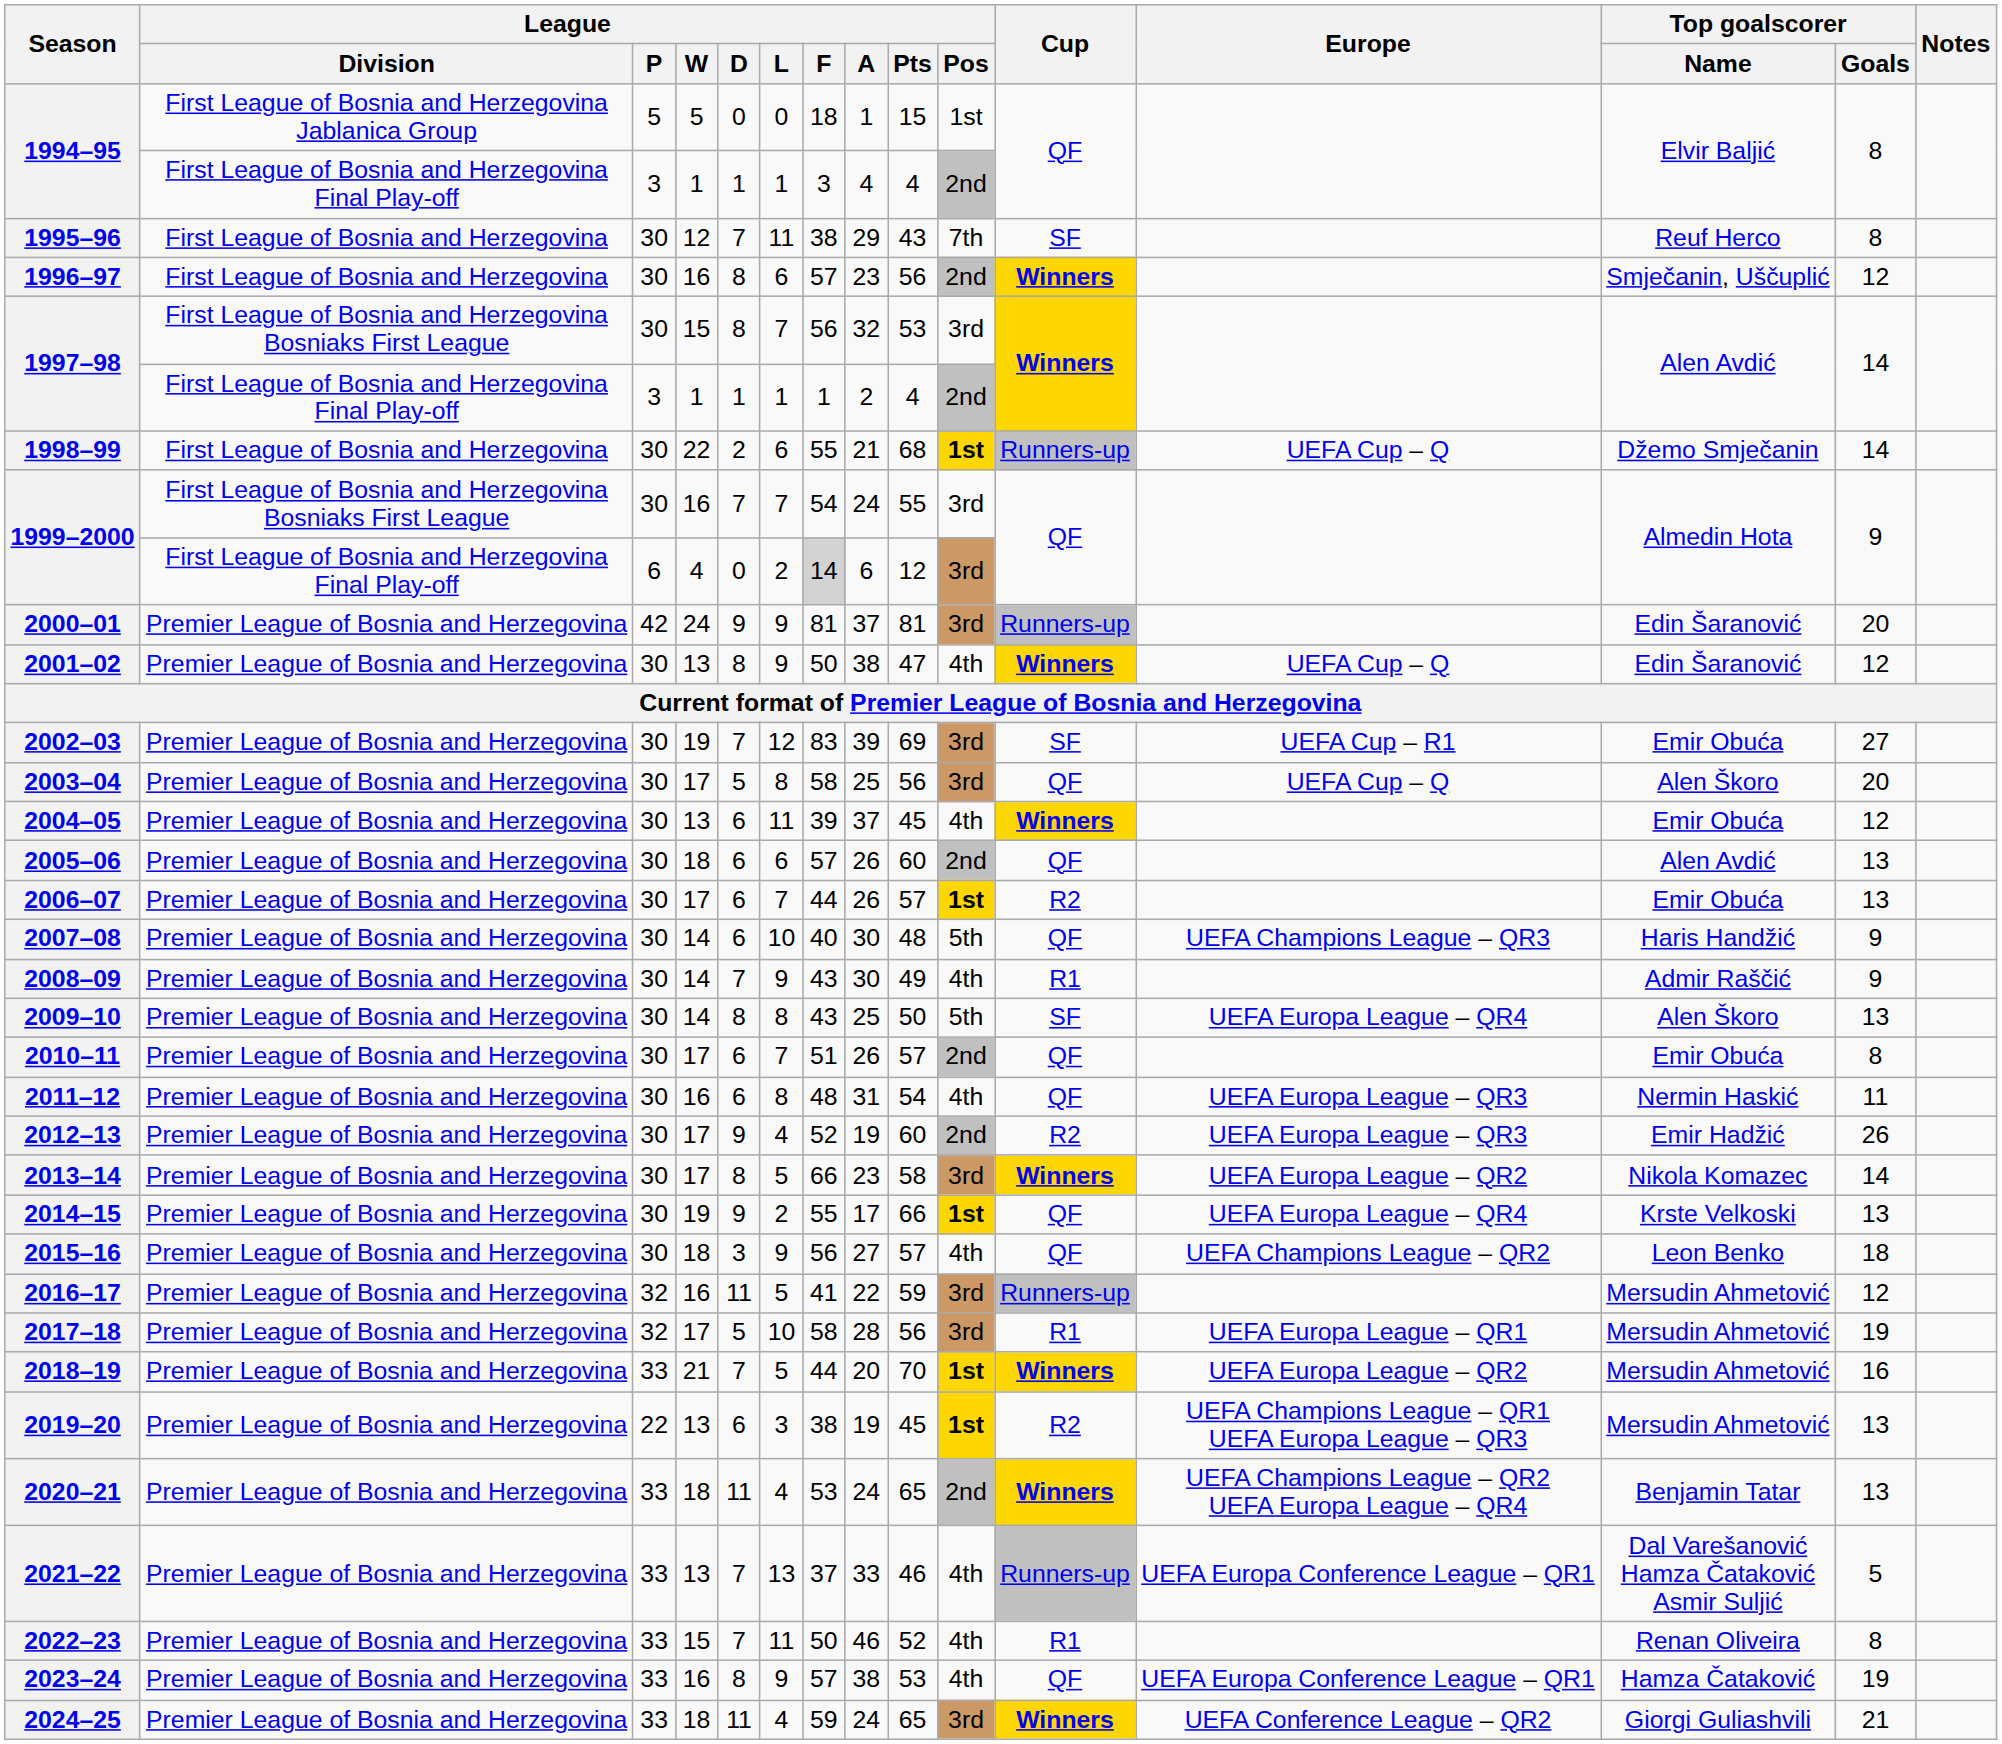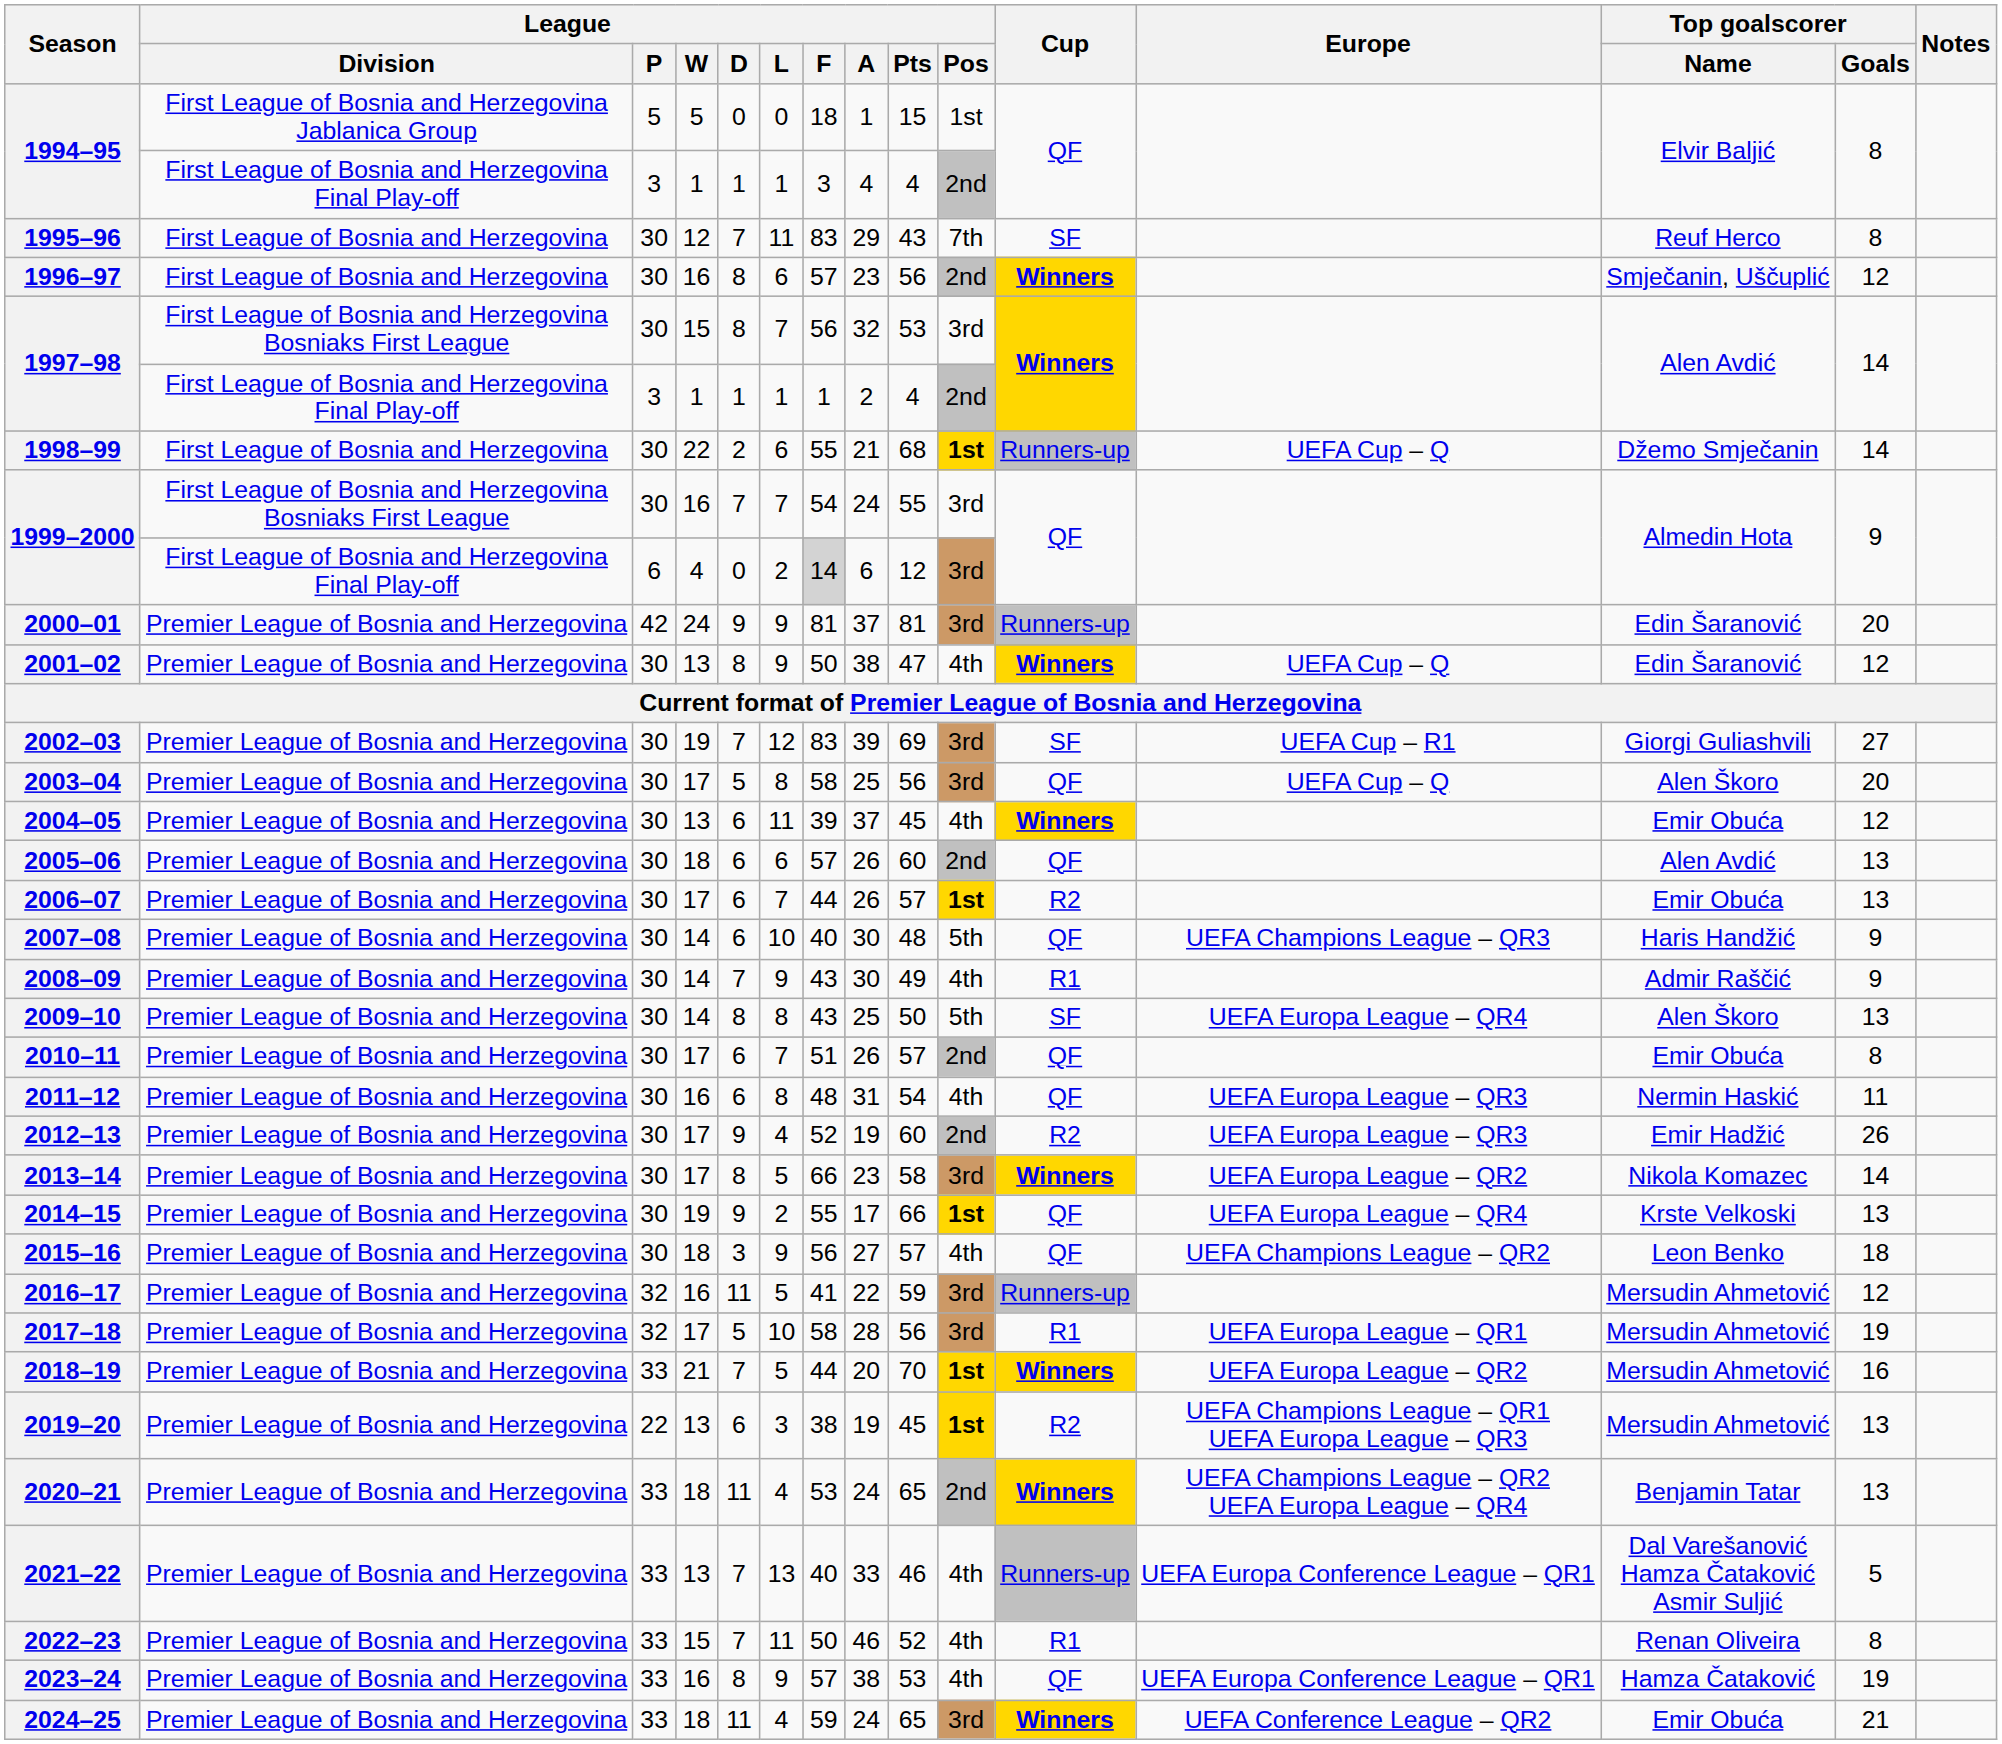(824, 237) 38 -> (824, 237) 83
(1718, 742) Emir Obuća -> (1718, 742) Giorgi Guliashvili
(824, 1573) 37 -> (824, 1573) 40
(1718, 1719) Giorgi Guliashvili -> (1718, 1719) Emir Obuća
